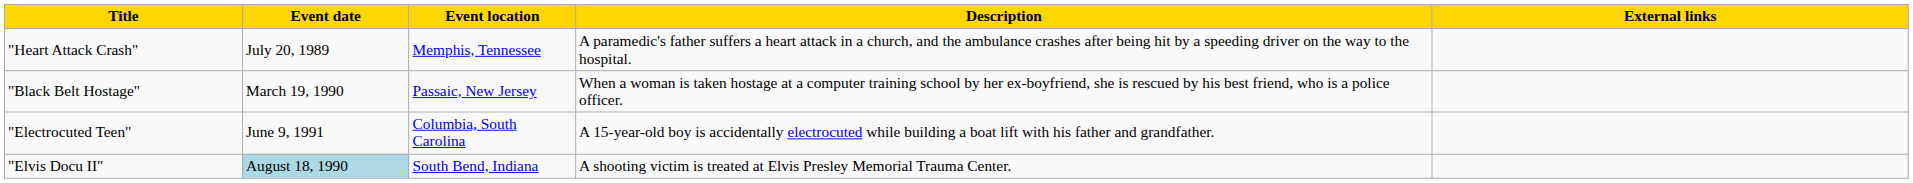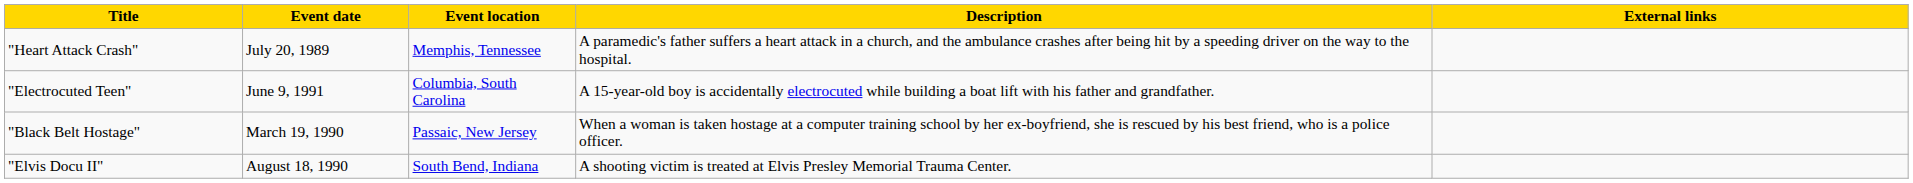rows swapped: (74, 91) <-> (70, 132)
(297, 165) lightblue background -> (297, 165) no background
